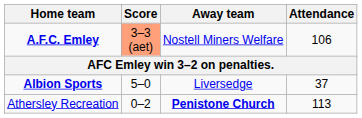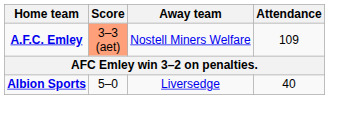(322, 39) 106 -> (289, 39) 109
(322, 84) 37 -> (289, 84) 40
- row: (63, 103)
